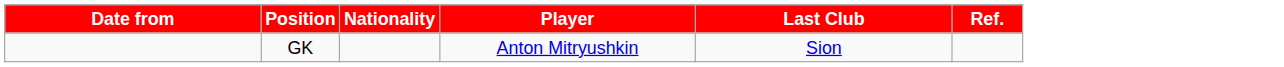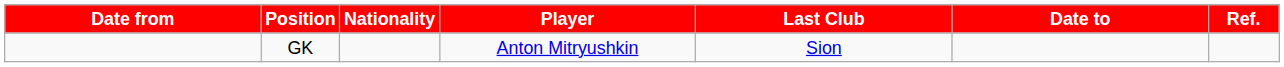+ column: (1080, 19)
